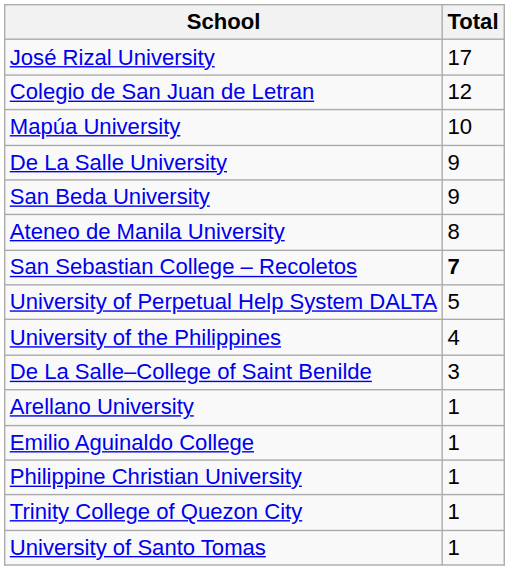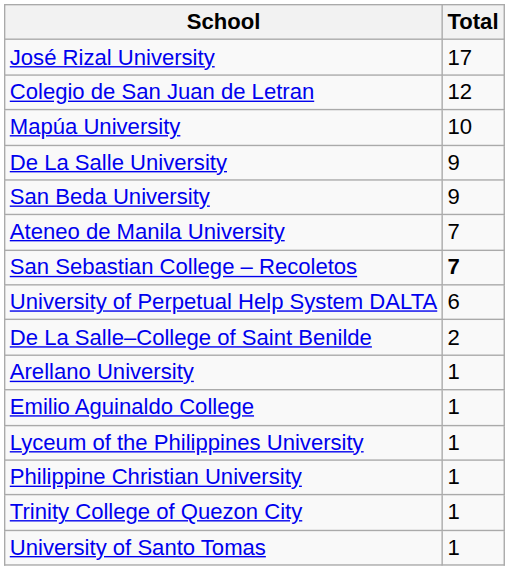(454, 232) 8 -> (454, 232) 7
(454, 302) 5 -> (454, 302) 6
- row: (145, 337)
(454, 372) 3 -> (454, 337) 2
+ row: (187, 442)
